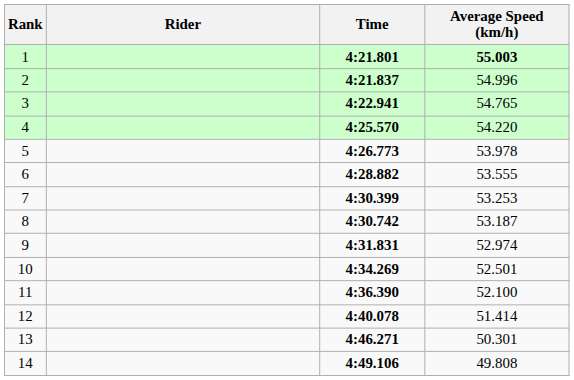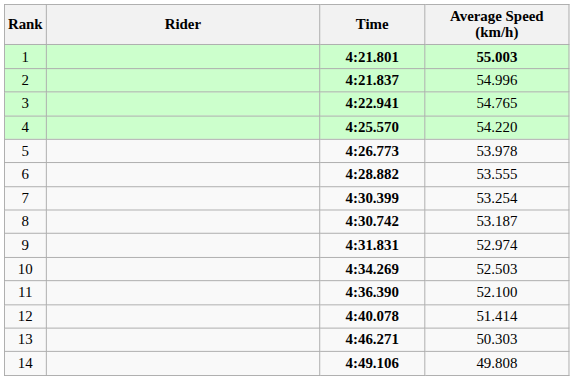(497, 198) 53.253 -> (497, 198) 53.254
(497, 269) 52.501 -> (497, 269) 52.503
(497, 339) 50.301 -> (497, 339) 50.303
